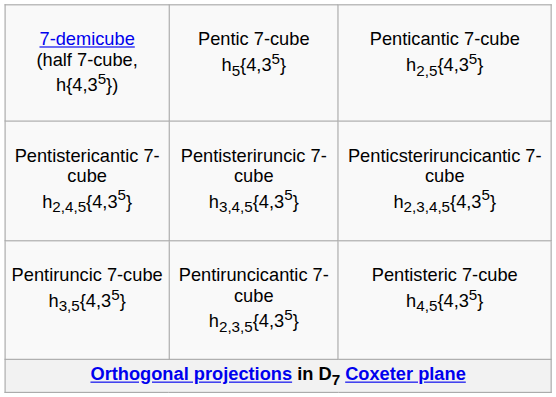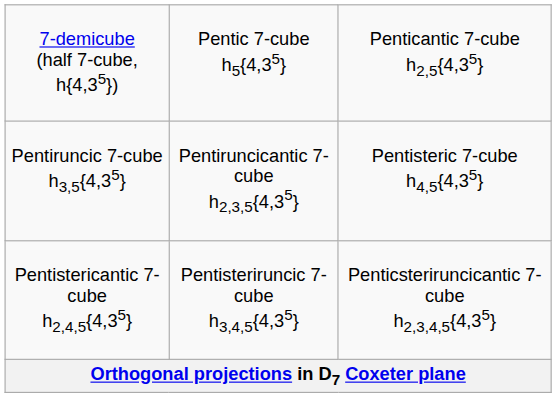rows swapped: (87, 290) <-> (87, 181)
